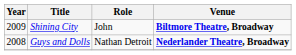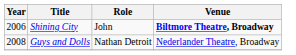(16, 27) 2009 -> (16, 27) 2006
(222, 42) bold -> (218, 42) normal
